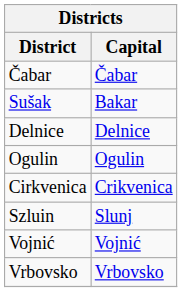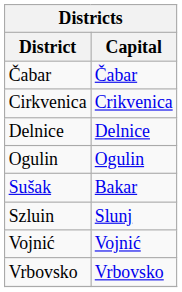rows swapped: (48, 187) <-> (30, 103)
